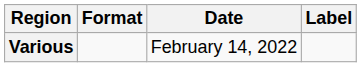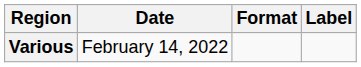columns swapped: (224, 18) <-> (112, 18)
